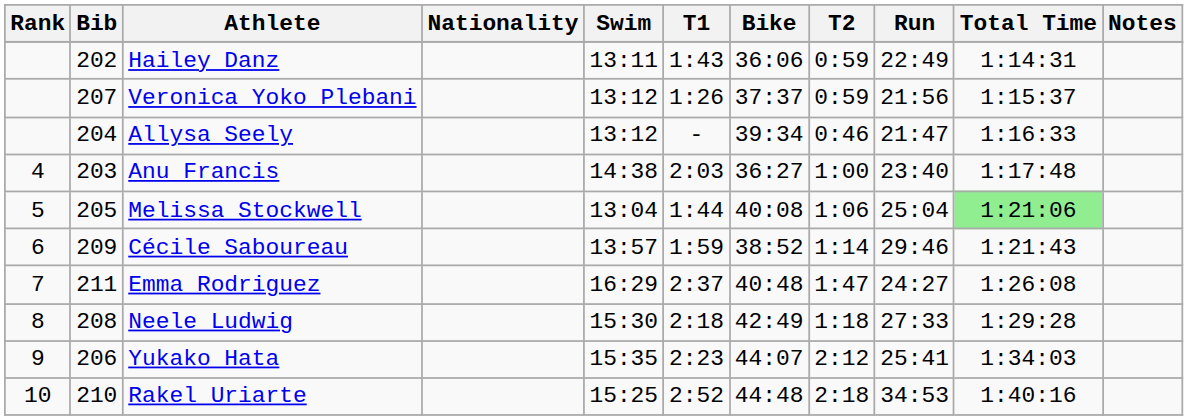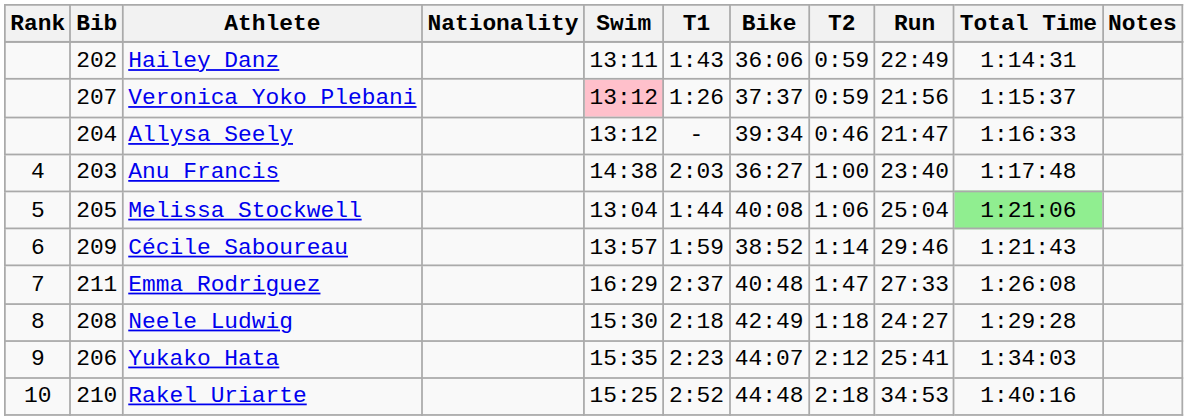(624, 98) no background -> (624, 98) pink background
(915, 285) 24:27 -> (915, 285) 27:33
(915, 322) 27:33 -> (915, 322) 24:27
